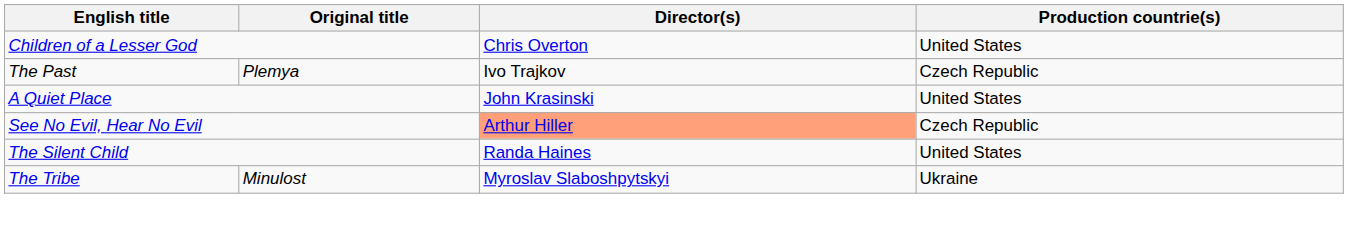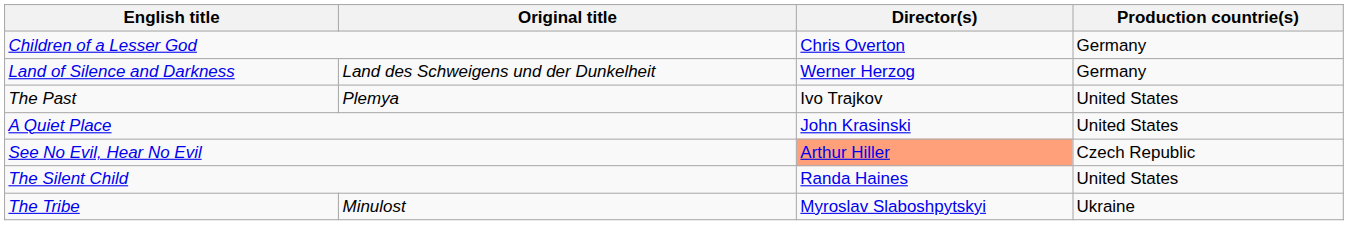(971, 44) United States -> (1111, 44) Germany
+ row: (122, 71)
(979, 71) Czech Republic -> (1127, 98) United States
